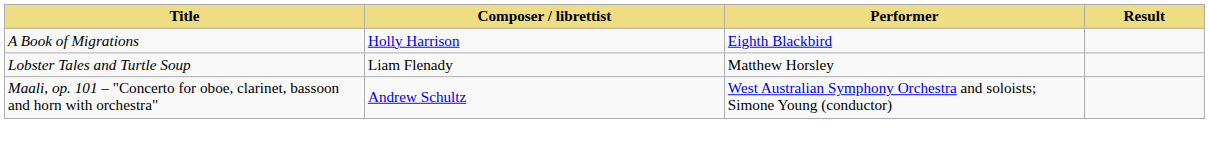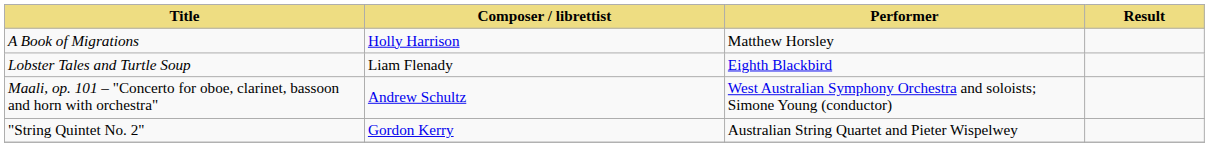(780, 40) Eighth Blackbird -> (781, 40) Matthew Horsley
(781, 64) Matthew Horsley -> (780, 64) Eighth Blackbird
+ row: (76, 130)
